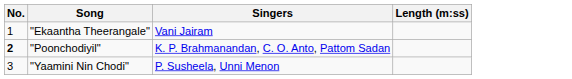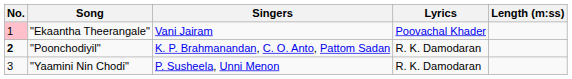+ column: (441, 13)
(10, 31) no background -> (10, 31) pink background
